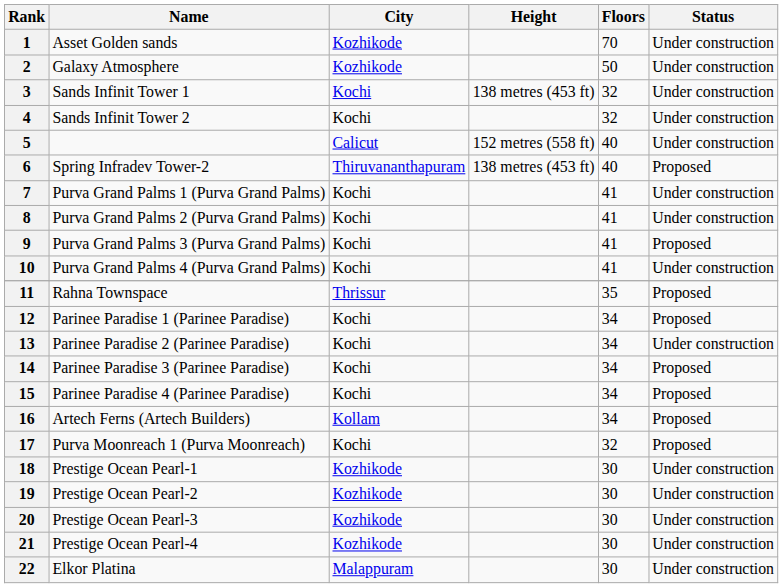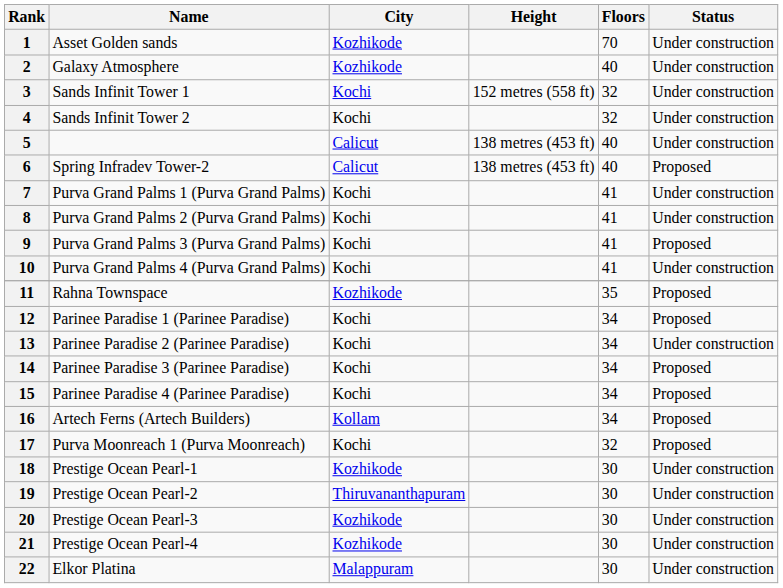(610, 67) 50 -> (610, 67) 40
(534, 92) 138 metres (453 ft) -> (534, 92) 152 metres (558 ft)
(534, 142) 152 metres (558 ft) -> (534, 142) 138 metres (453 ft)
(399, 167) Thiruvananthapuram -> (355, 167) Calicut
(359, 293) Thrissur -> (367, 293) Kozhikode
(367, 494) Kozhikode -> (399, 494) Thiruvananthapuram
